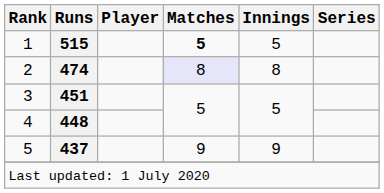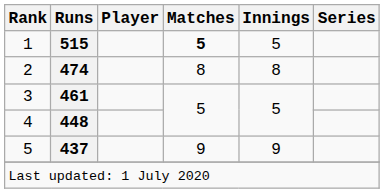(201, 70) lavender background -> (201, 70) no background
(74, 97) 451 -> (74, 97) 461
